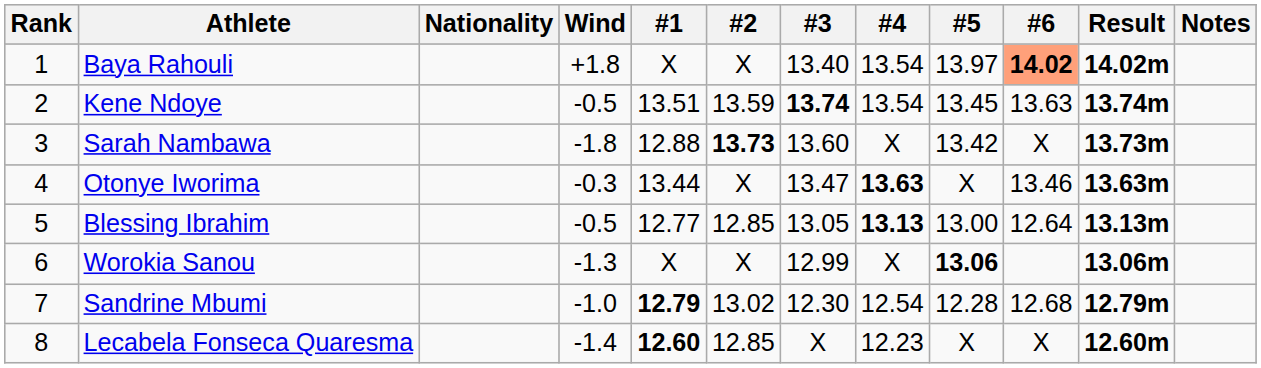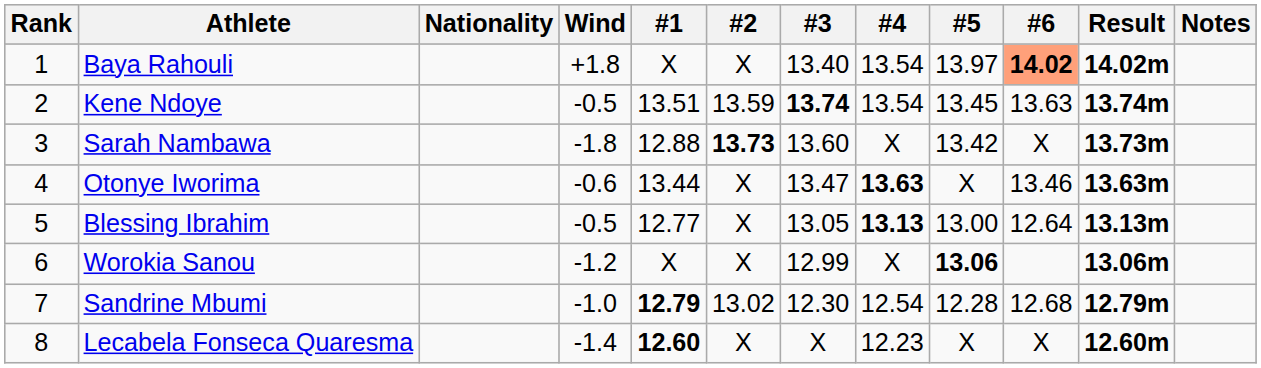(595, 183) -0.3 -> (595, 183) -0.6
(743, 223) 12.85 -> (743, 223) X
(595, 263) -1.3 -> (595, 263) -1.2
(743, 343) 12.85 -> (743, 343) X
